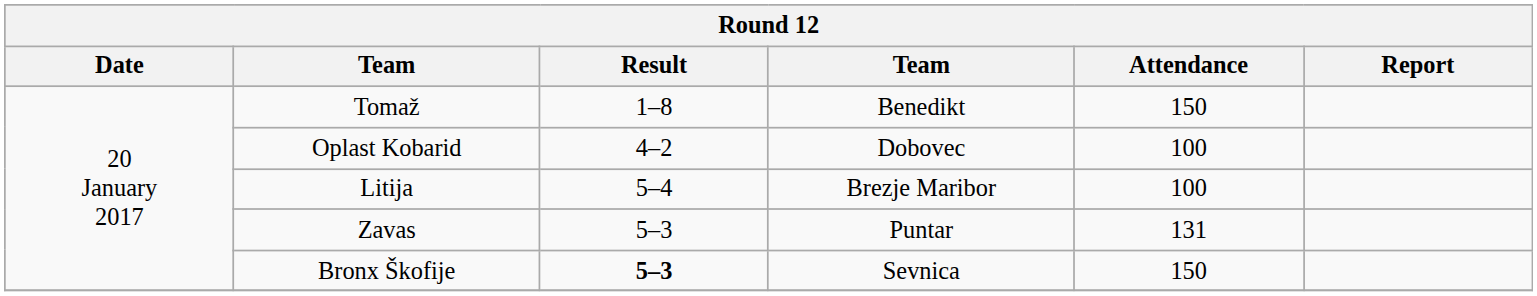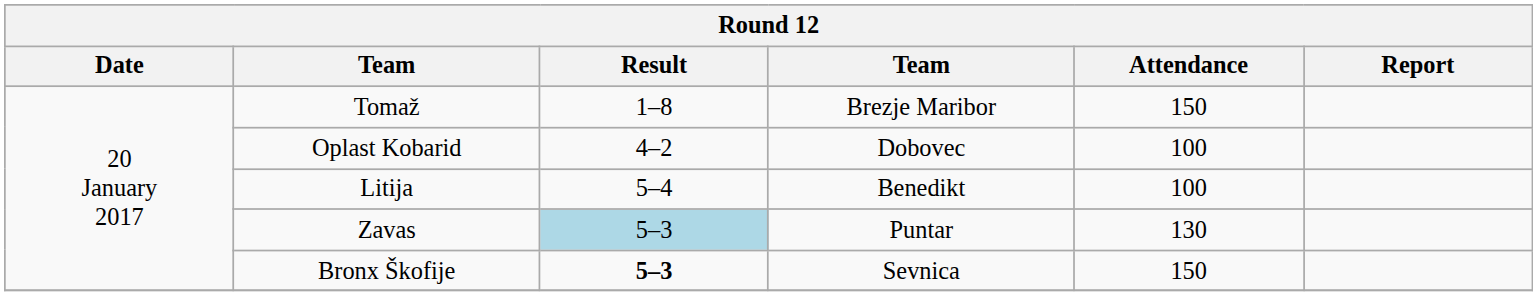(921, 106) Benedikt -> (921, 106) Brezje Maribor
(921, 188) Brezje Maribor -> (921, 188) Benedikt
(654, 229) no background -> (654, 229) lightblue background
(1189, 229) 131 -> (1189, 229) 130
